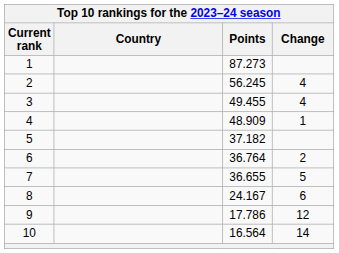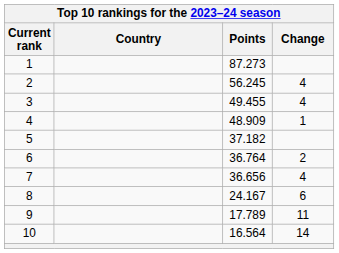(247, 177) 36.655 -> (247, 177) 36.656
(303, 177) 5 -> (303, 177) 4
(247, 214) 17.786 -> (247, 214) 17.789
(303, 214) 12 -> (303, 214) 11
